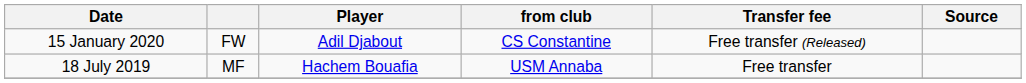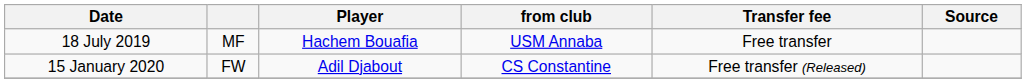rows swapped: (106, 66) <-> (106, 41)
